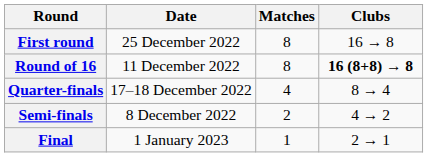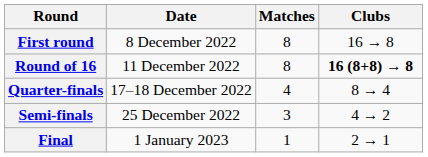(181, 41) 25 December 2022 -> (181, 41) 8 December 2022
(181, 115) 8 December 2022 -> (181, 115) 25 December 2022
(287, 115) 2 -> (287, 115) 3
